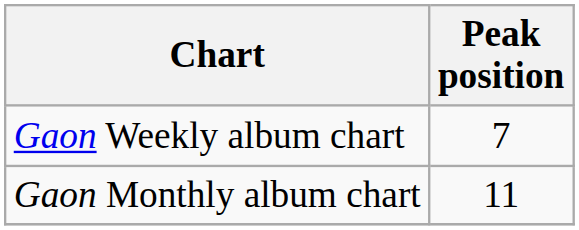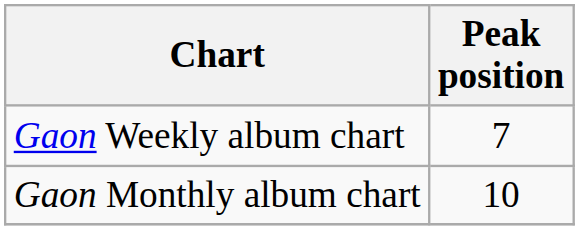(501, 194) 11 -> (501, 194) 10
